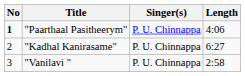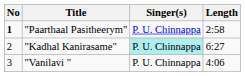(215, 29) 4:06 -> (215, 29) 2:58
(166, 46) no background -> (166, 46) paleturquoise background
(215, 63) 2:58 -> (215, 63) 4:06
